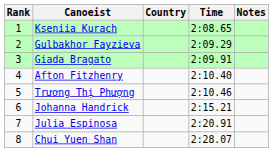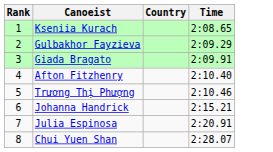- column: (251, 12)
